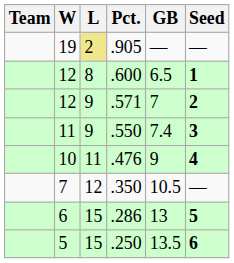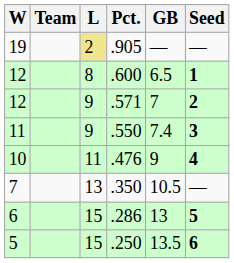columns swapped: (30, 18) <-> (67, 18)
(93, 187) 12 -> (93, 187) 13
